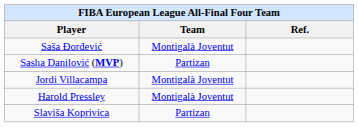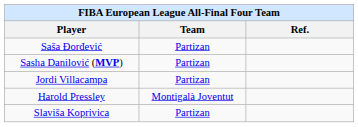(192, 46) Montigalà Joventut -> (192, 46) Partizan
(192, 79) Montigalà Joventut -> (192, 79) Partizan
